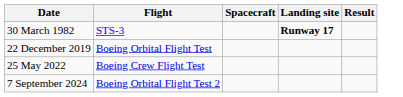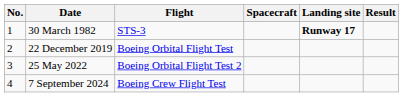+ column: (15, 13)
(150, 65) Boeing Crew Flight Test -> (179, 65) Boeing Orbital Flight Test 2
(158, 83) Boeing Orbital Flight Test 2 -> (172, 83) Boeing Crew Flight Test
